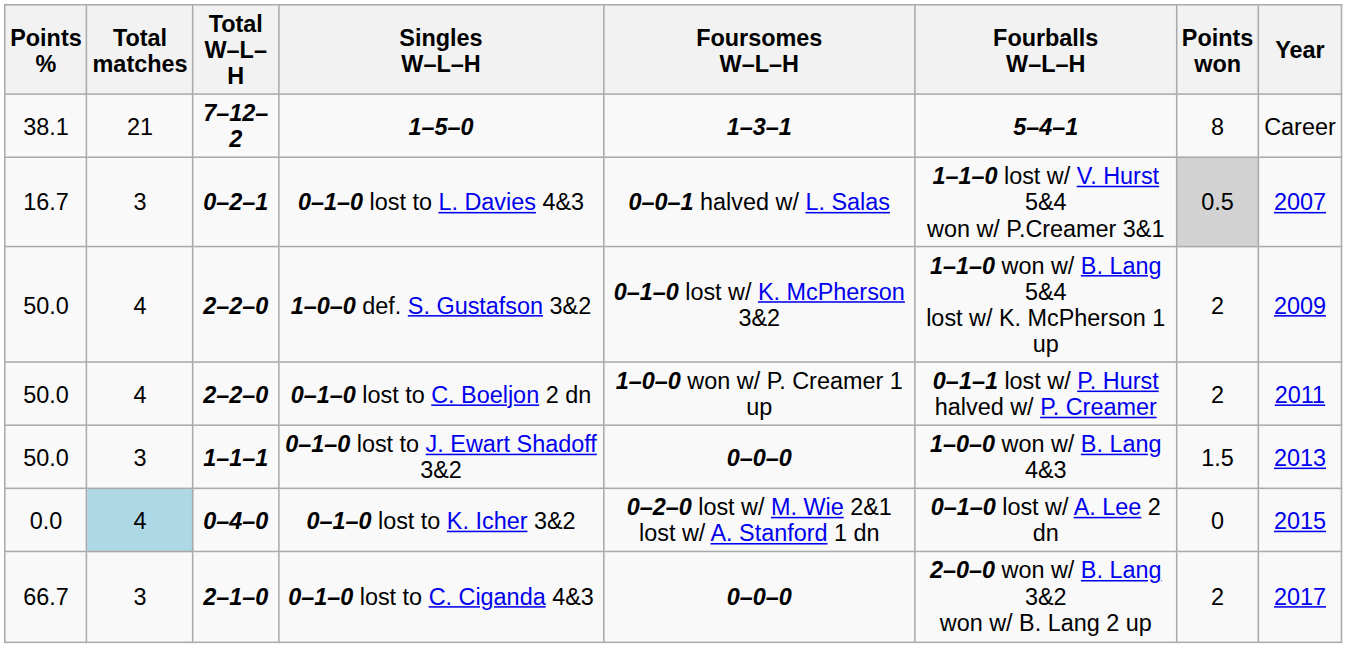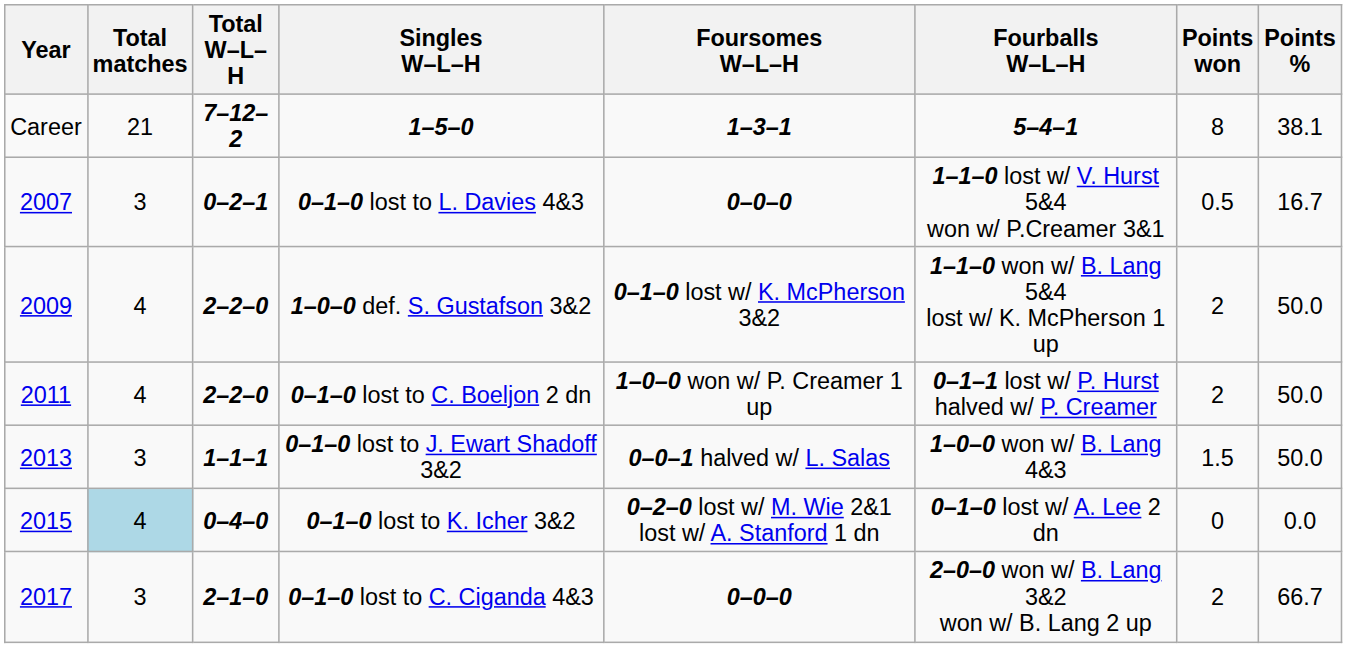columns swapped: (1300, 50) <-> (46, 50)
(759, 202) 0–0–1 halved w/ L. Salas -> (759, 202) 0–0–0
(1218, 202) lightgrey background -> (1218, 202) no background
(759, 457) 0–0–0 -> (759, 457) 0–0–1 halved w/ L. Salas
